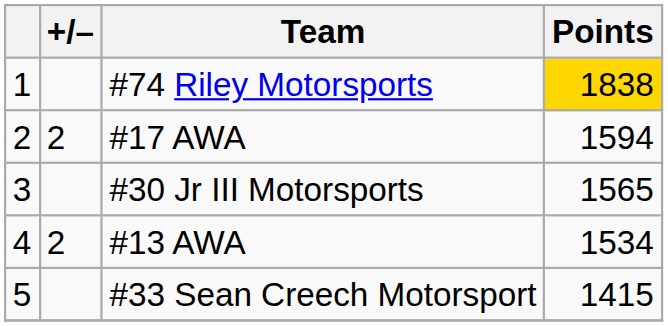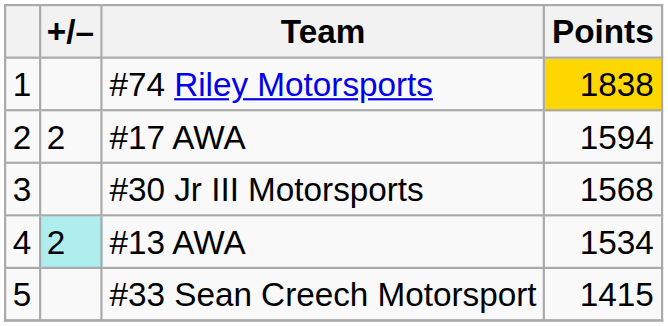(617, 190) 1565 -> (617, 190) 1568
(56, 242) no background -> (56, 242) paleturquoise background
